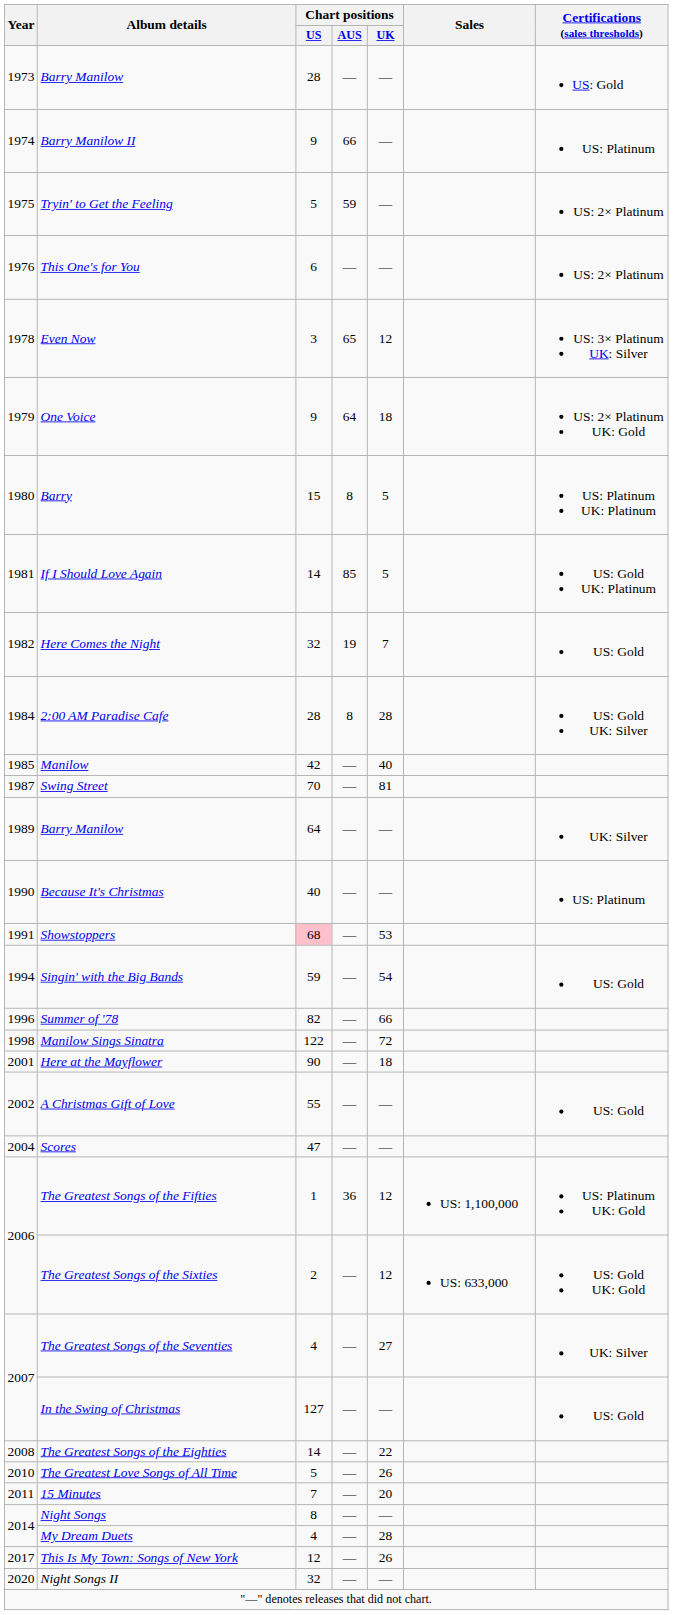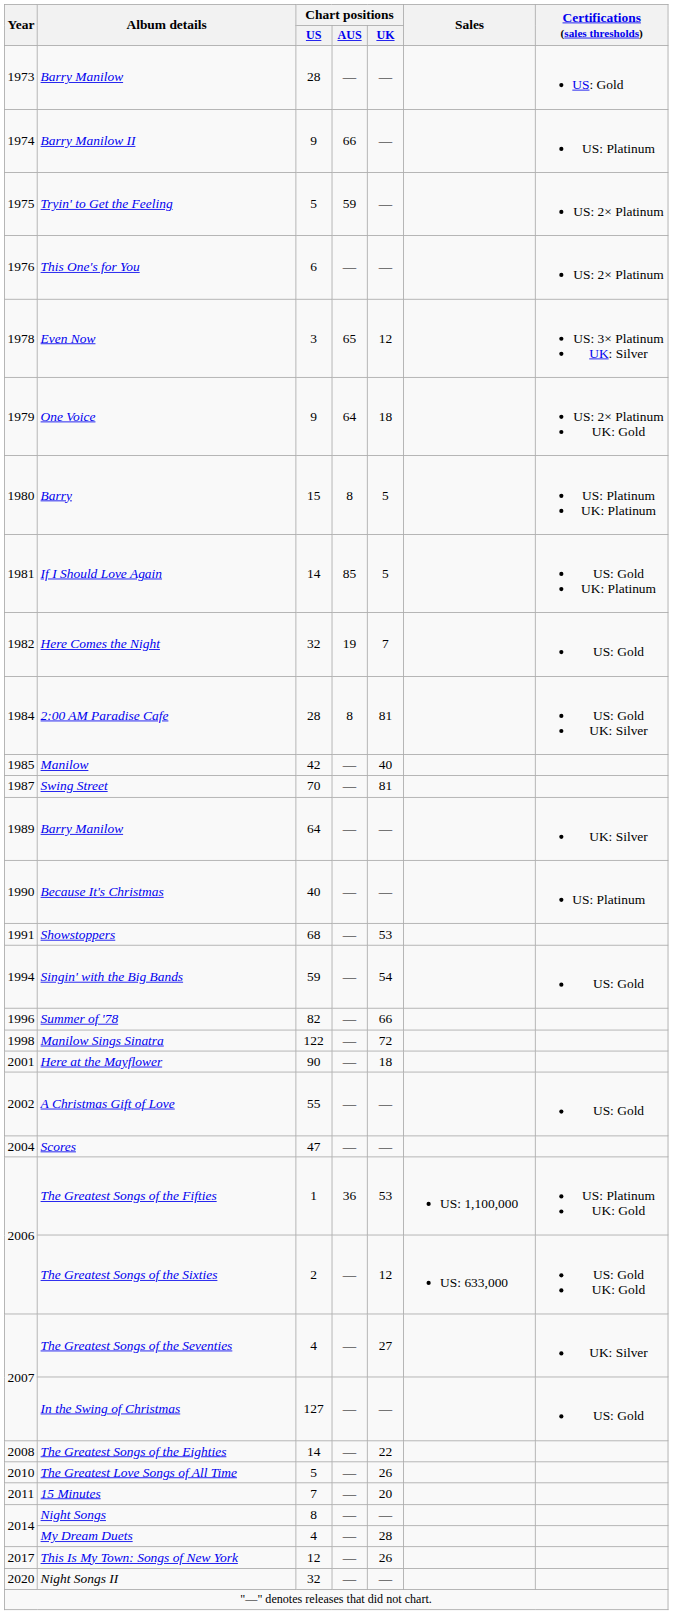(385, 715) 28 -> (385, 715) 81
(314, 934) pink background -> (314, 934) no background
(385, 1196) 12 -> (385, 1196) 53
